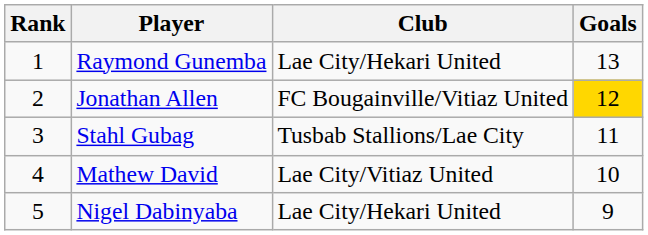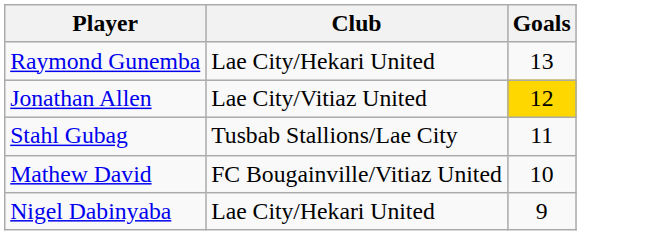- column: (38, 23)
(423, 98) FC Bougainville/Vitiaz United -> (319, 98) Lae City/Vitiaz United
(385, 173) Lae City/Vitiaz United -> (356, 173) FC Bougainville/Vitiaz United
